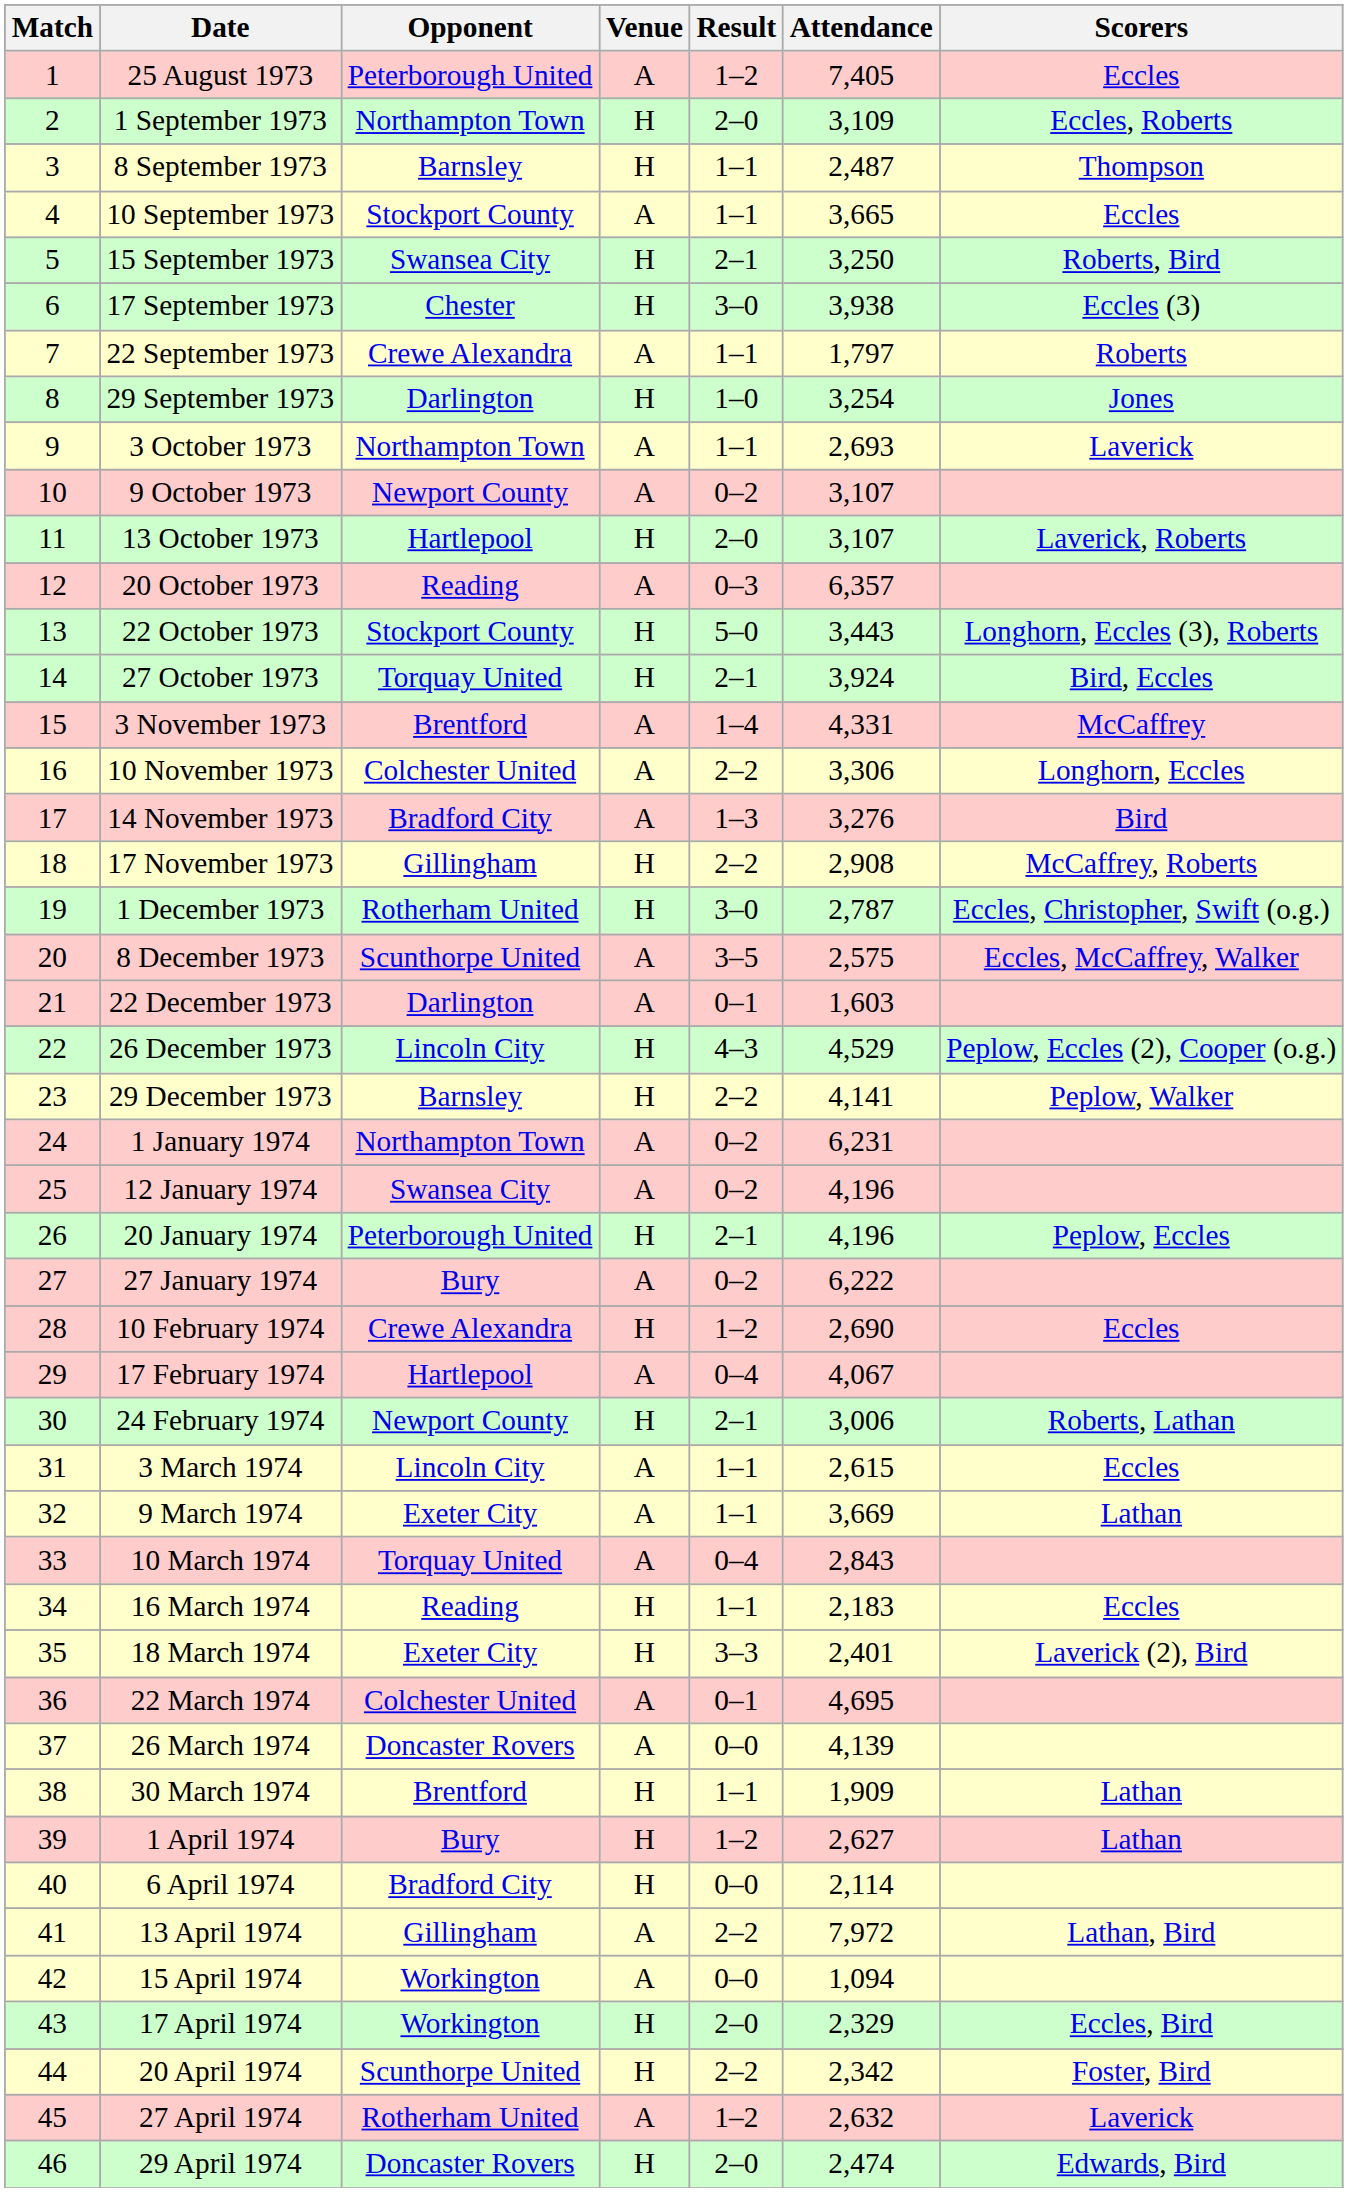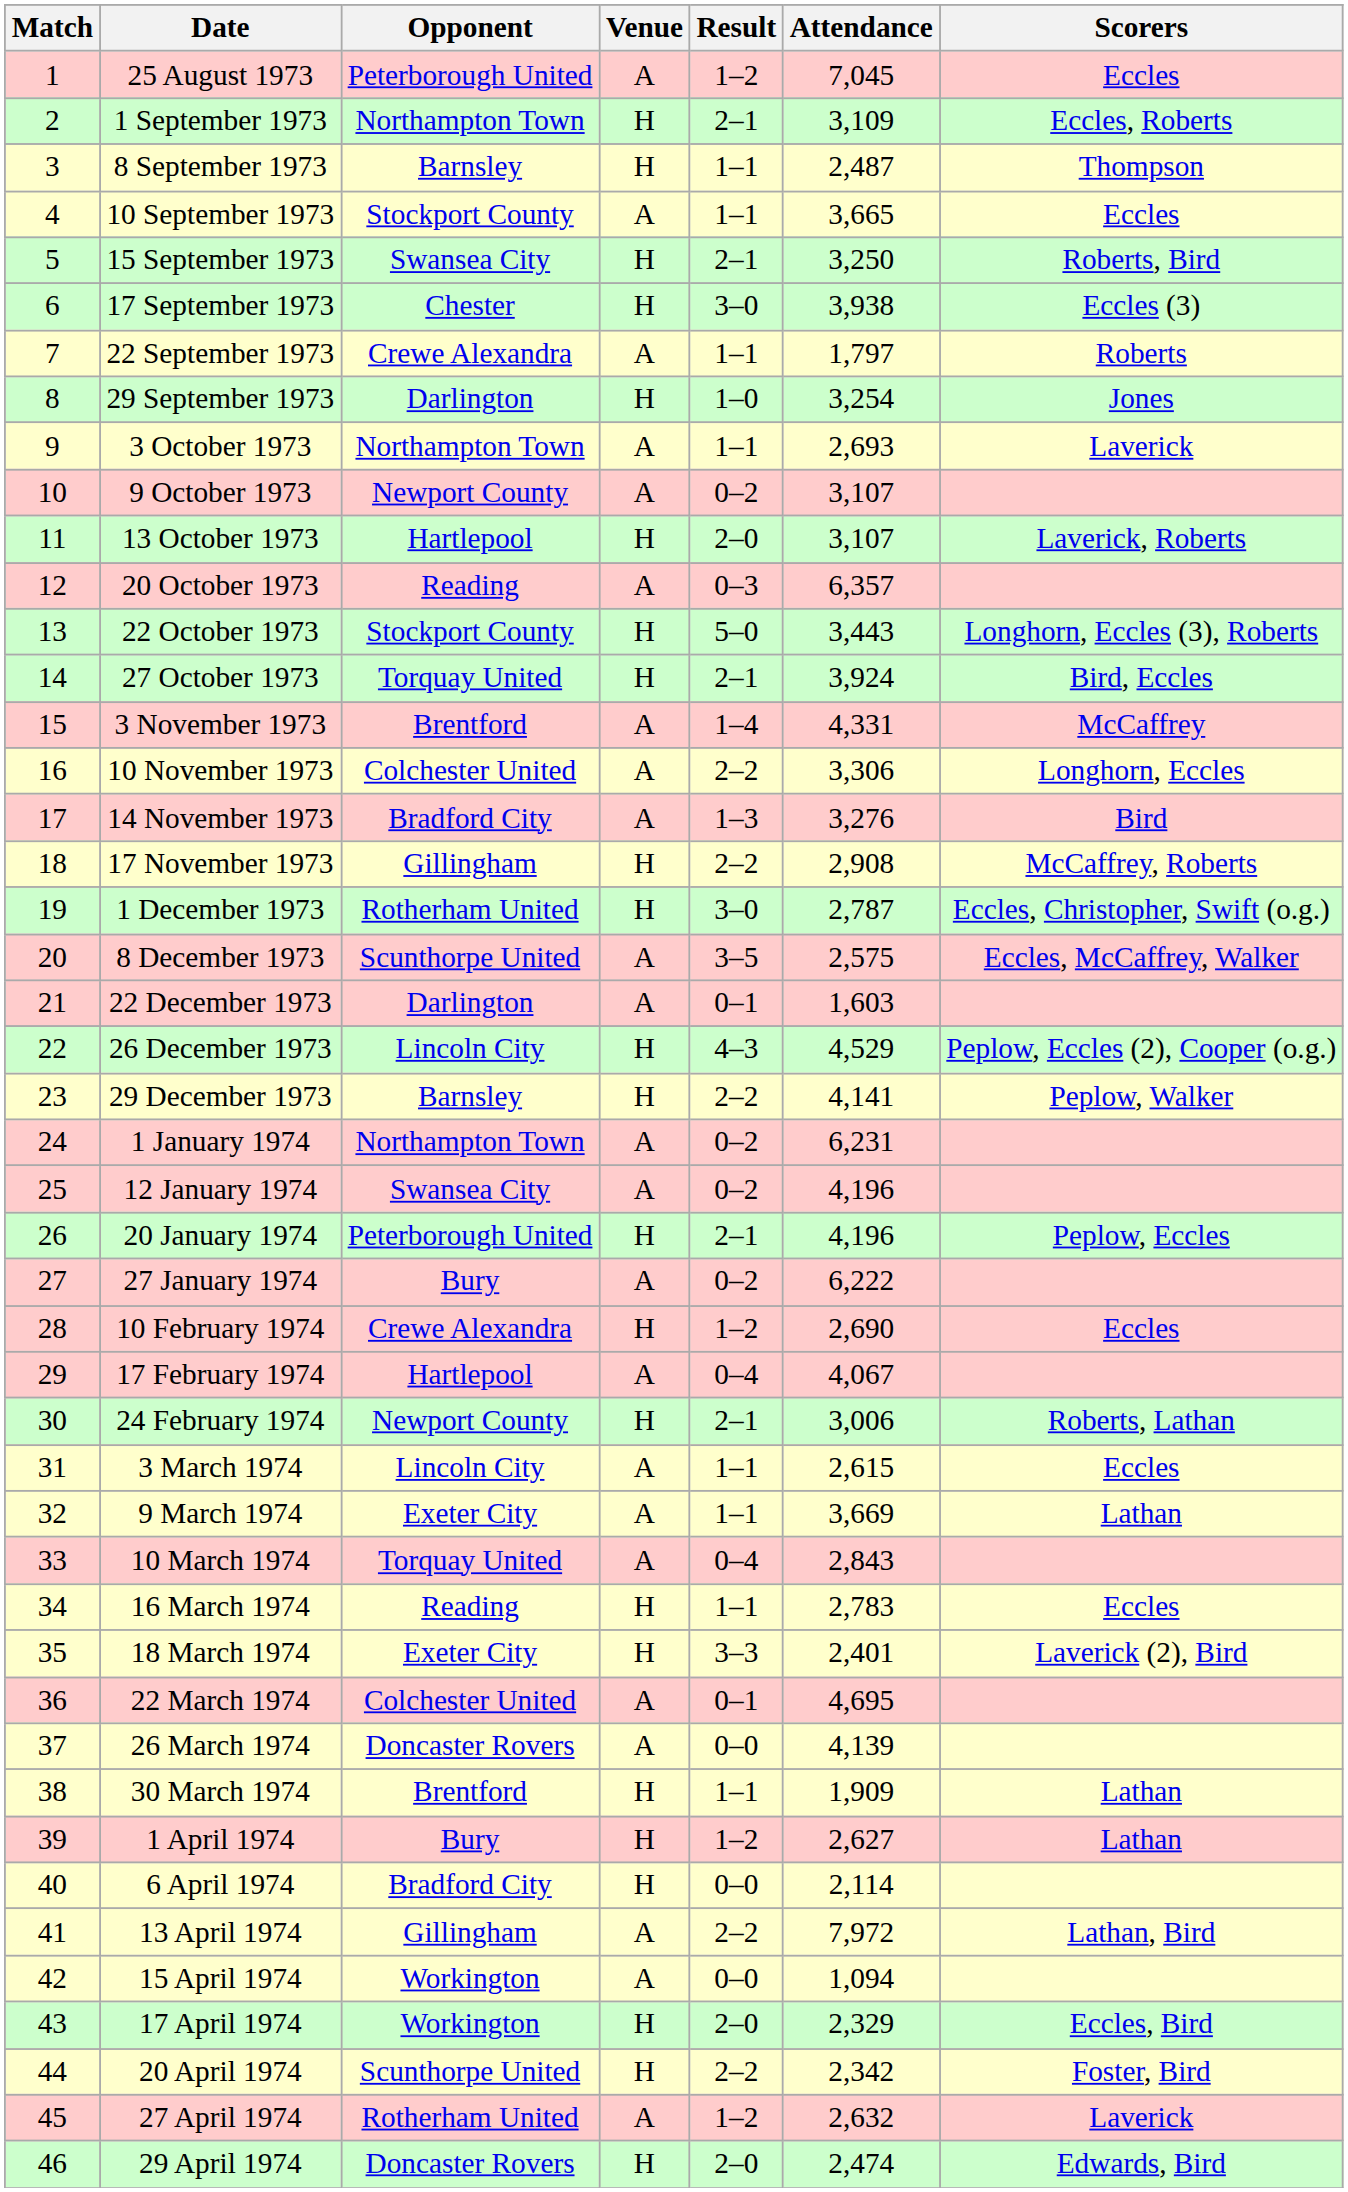(861, 74) 7,405 -> (861, 74) 7,045
(736, 120) 2–0 -> (736, 120) 2–1
(861, 1606) 2,183 -> (861, 1606) 2,783
